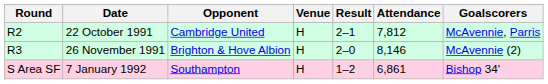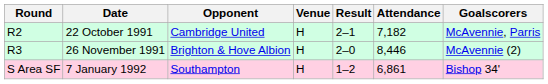(391, 32) 7,812 -> (391, 32) 7,182
(391, 50) 8,146 -> (391, 50) 8,446
